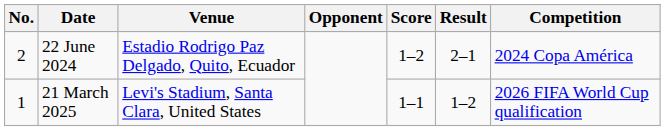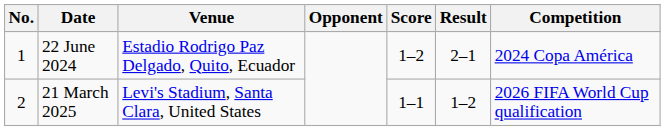(21, 55) 2 -> (21, 55) 1
(21, 102) 1 -> (21, 102) 2
